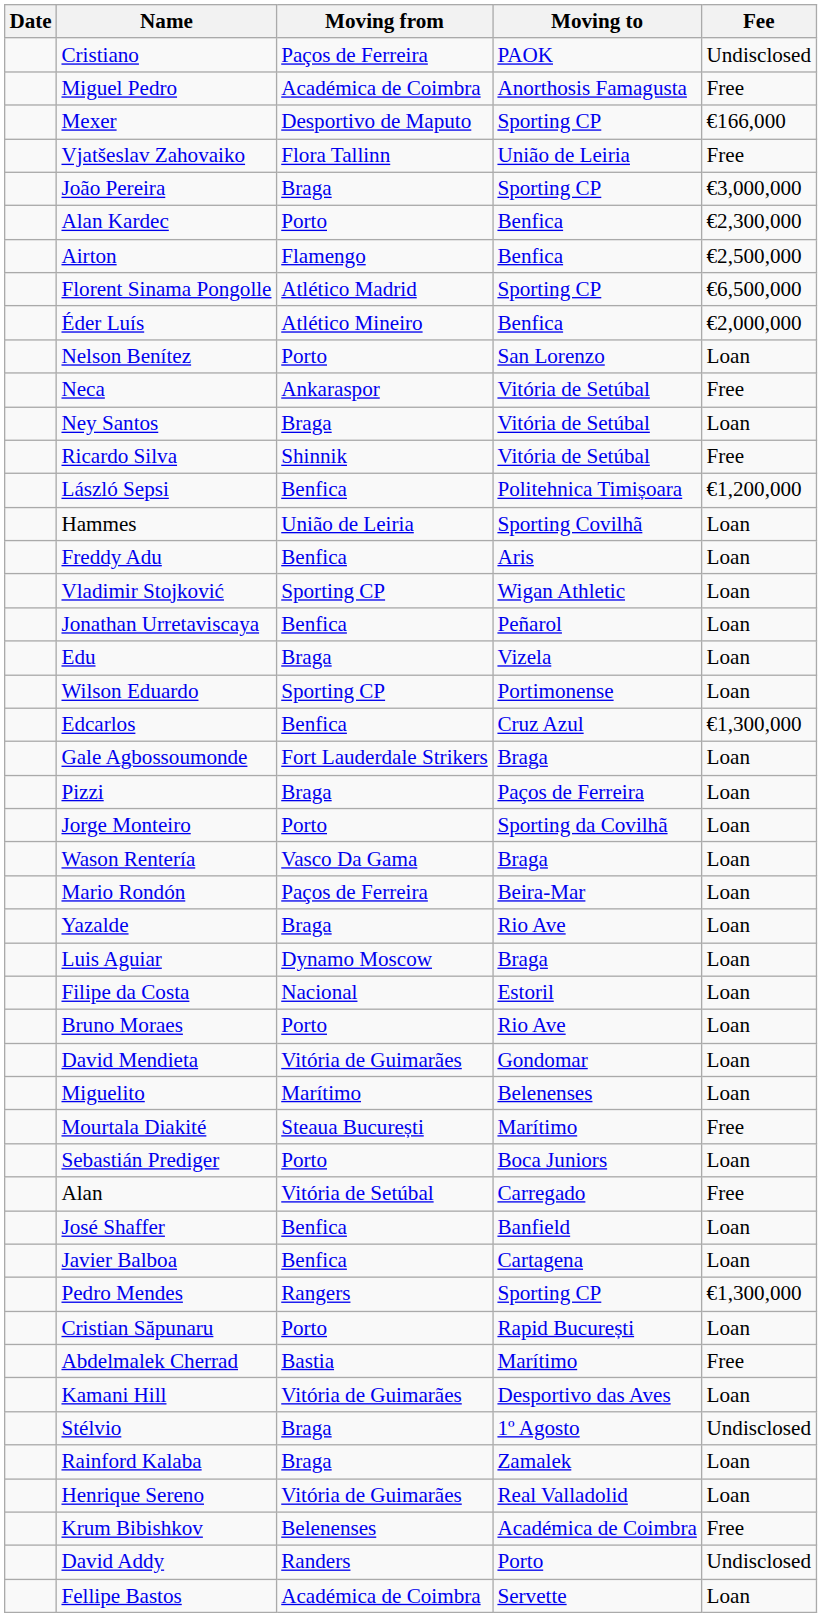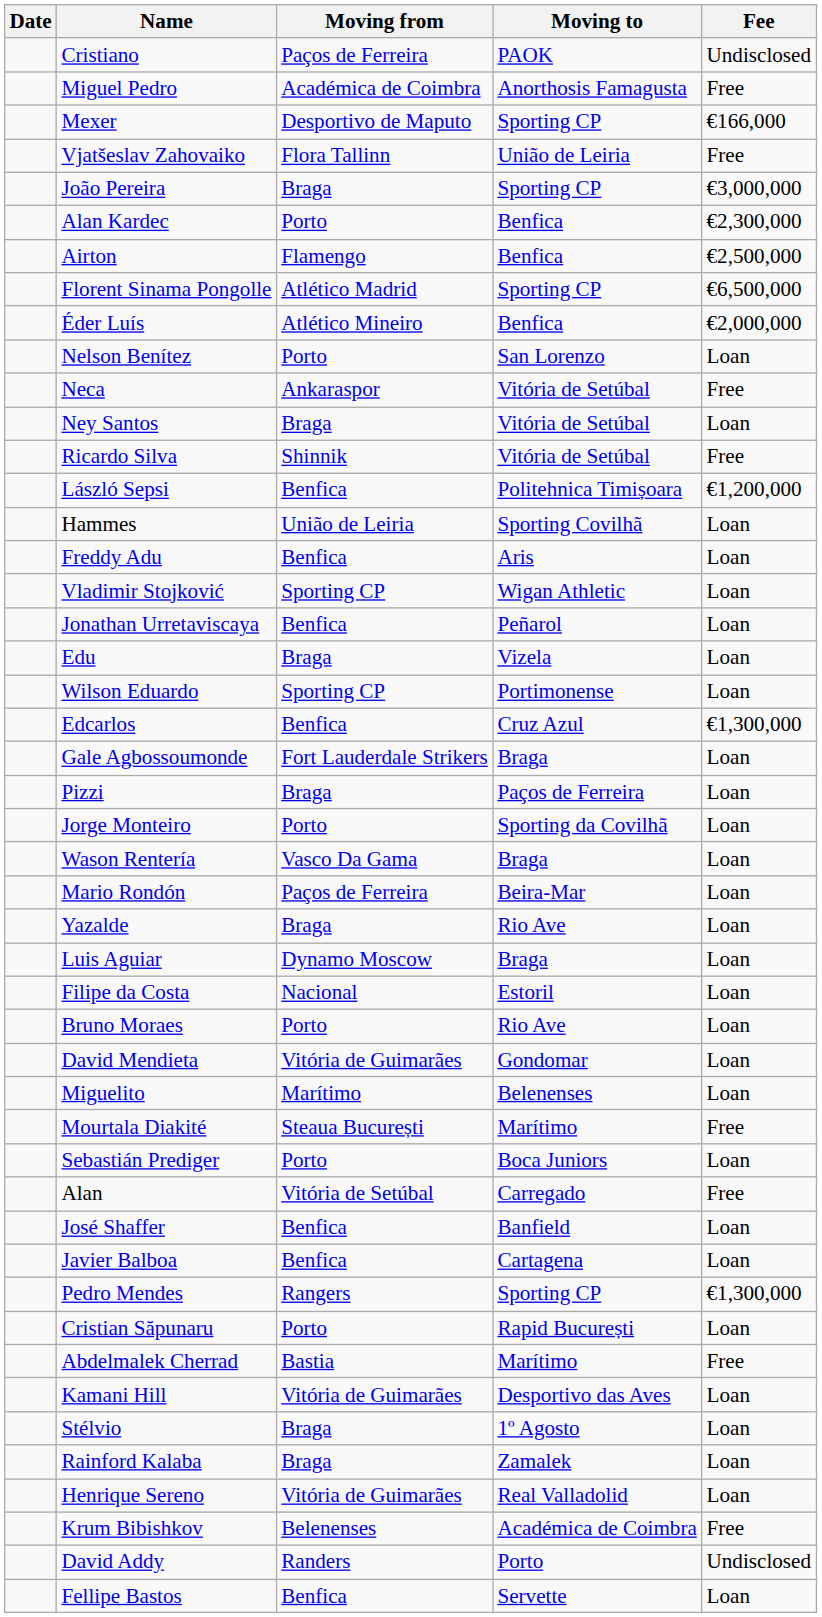(759, 1428) Undisclosed -> (728, 1428) Loan
(381, 1595) Académica de Coimbra -> (314, 1595) Benfica
